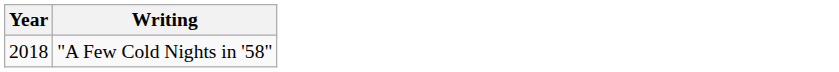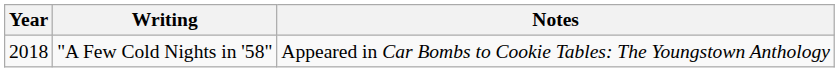+ column: (556, 19)
